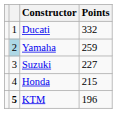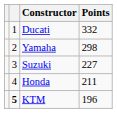(14, 47) lightblue background -> (14, 47) no background
(89, 47) 259 -> (89, 47) 298
(89, 81) 215 -> (89, 81) 211
